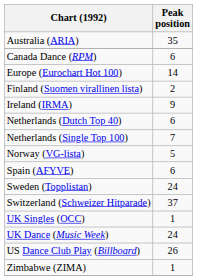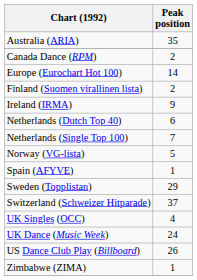(173, 56) 6 -> (173, 56) 2
(173, 170) 6 -> (173, 170) 1
(173, 186) 24 -> (173, 186) 29
(173, 219) 1 -> (173, 219) 4
